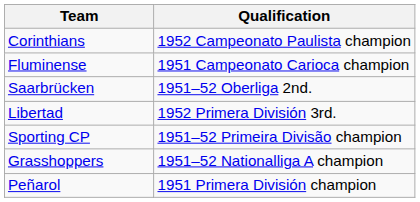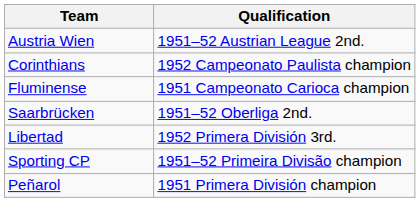+ row: (51, 40)
- row: (56, 161)
